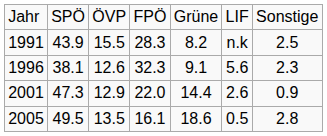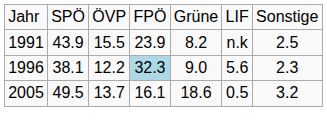(150, 42) 28.3 -> (150, 42) 23.9
(109, 67) 12.6 -> (109, 67) 12.2
(150, 67) no background -> (150, 67) lightblue background
(196, 67) 9.1 -> (196, 67) 9.0
- row: (26, 93)
(109, 118) 13.5 -> (109, 93) 13.7
(287, 118) 2.8 -> (287, 93) 3.2
